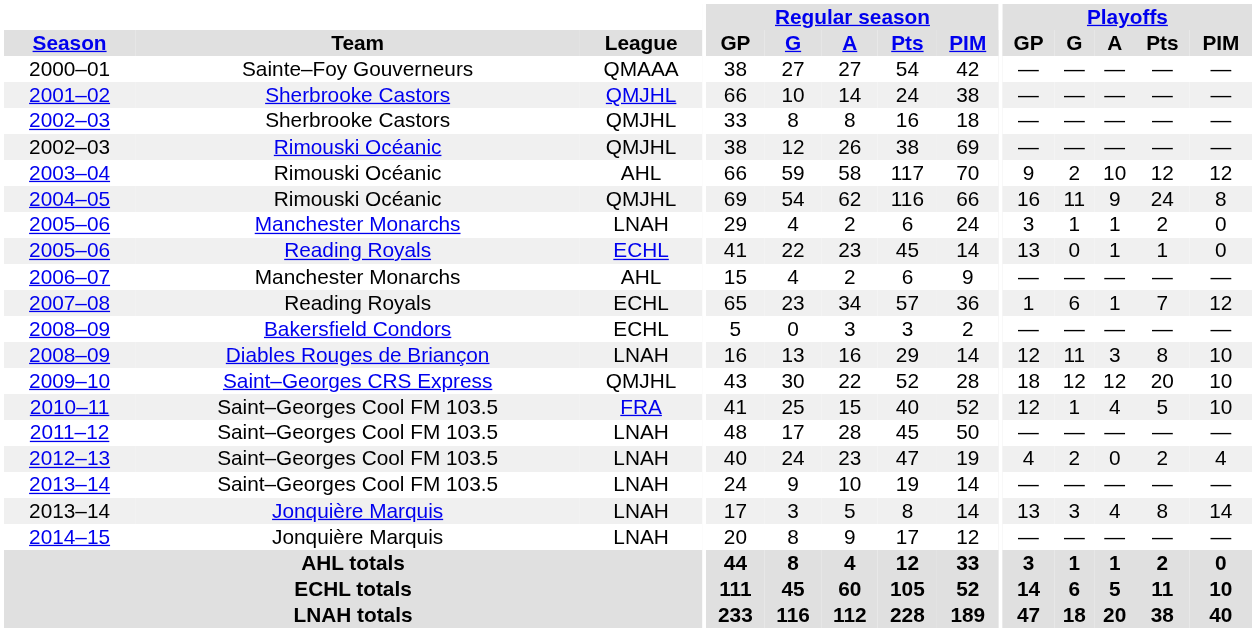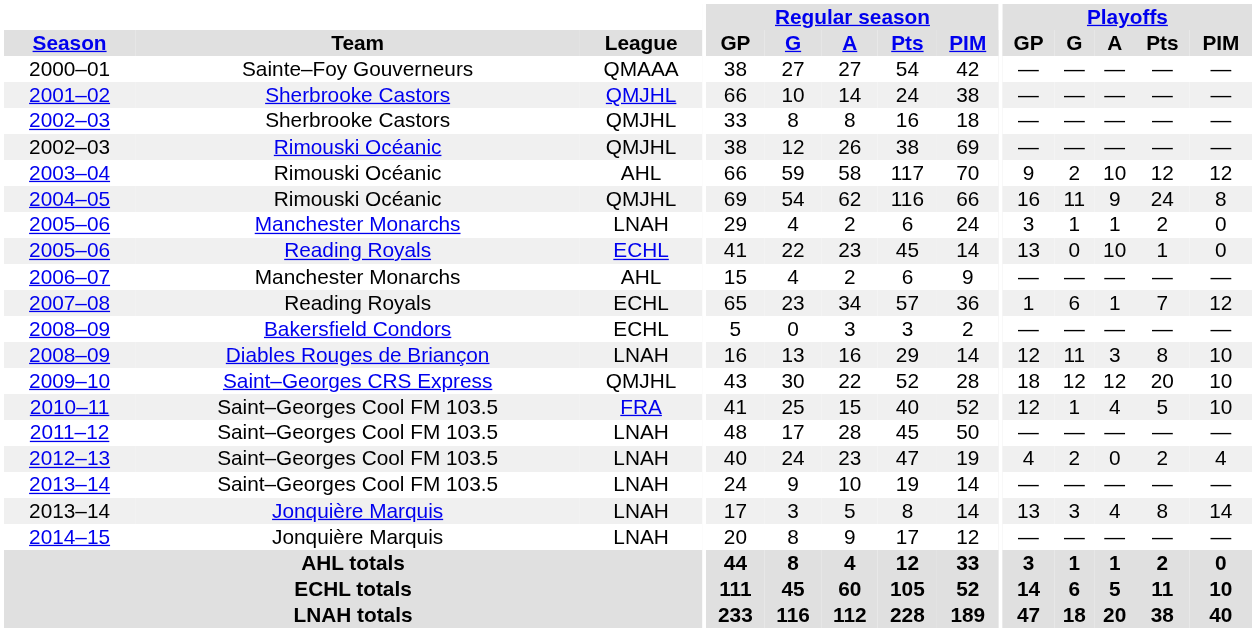(1115, 250) 1 -> (1115, 250) 10
